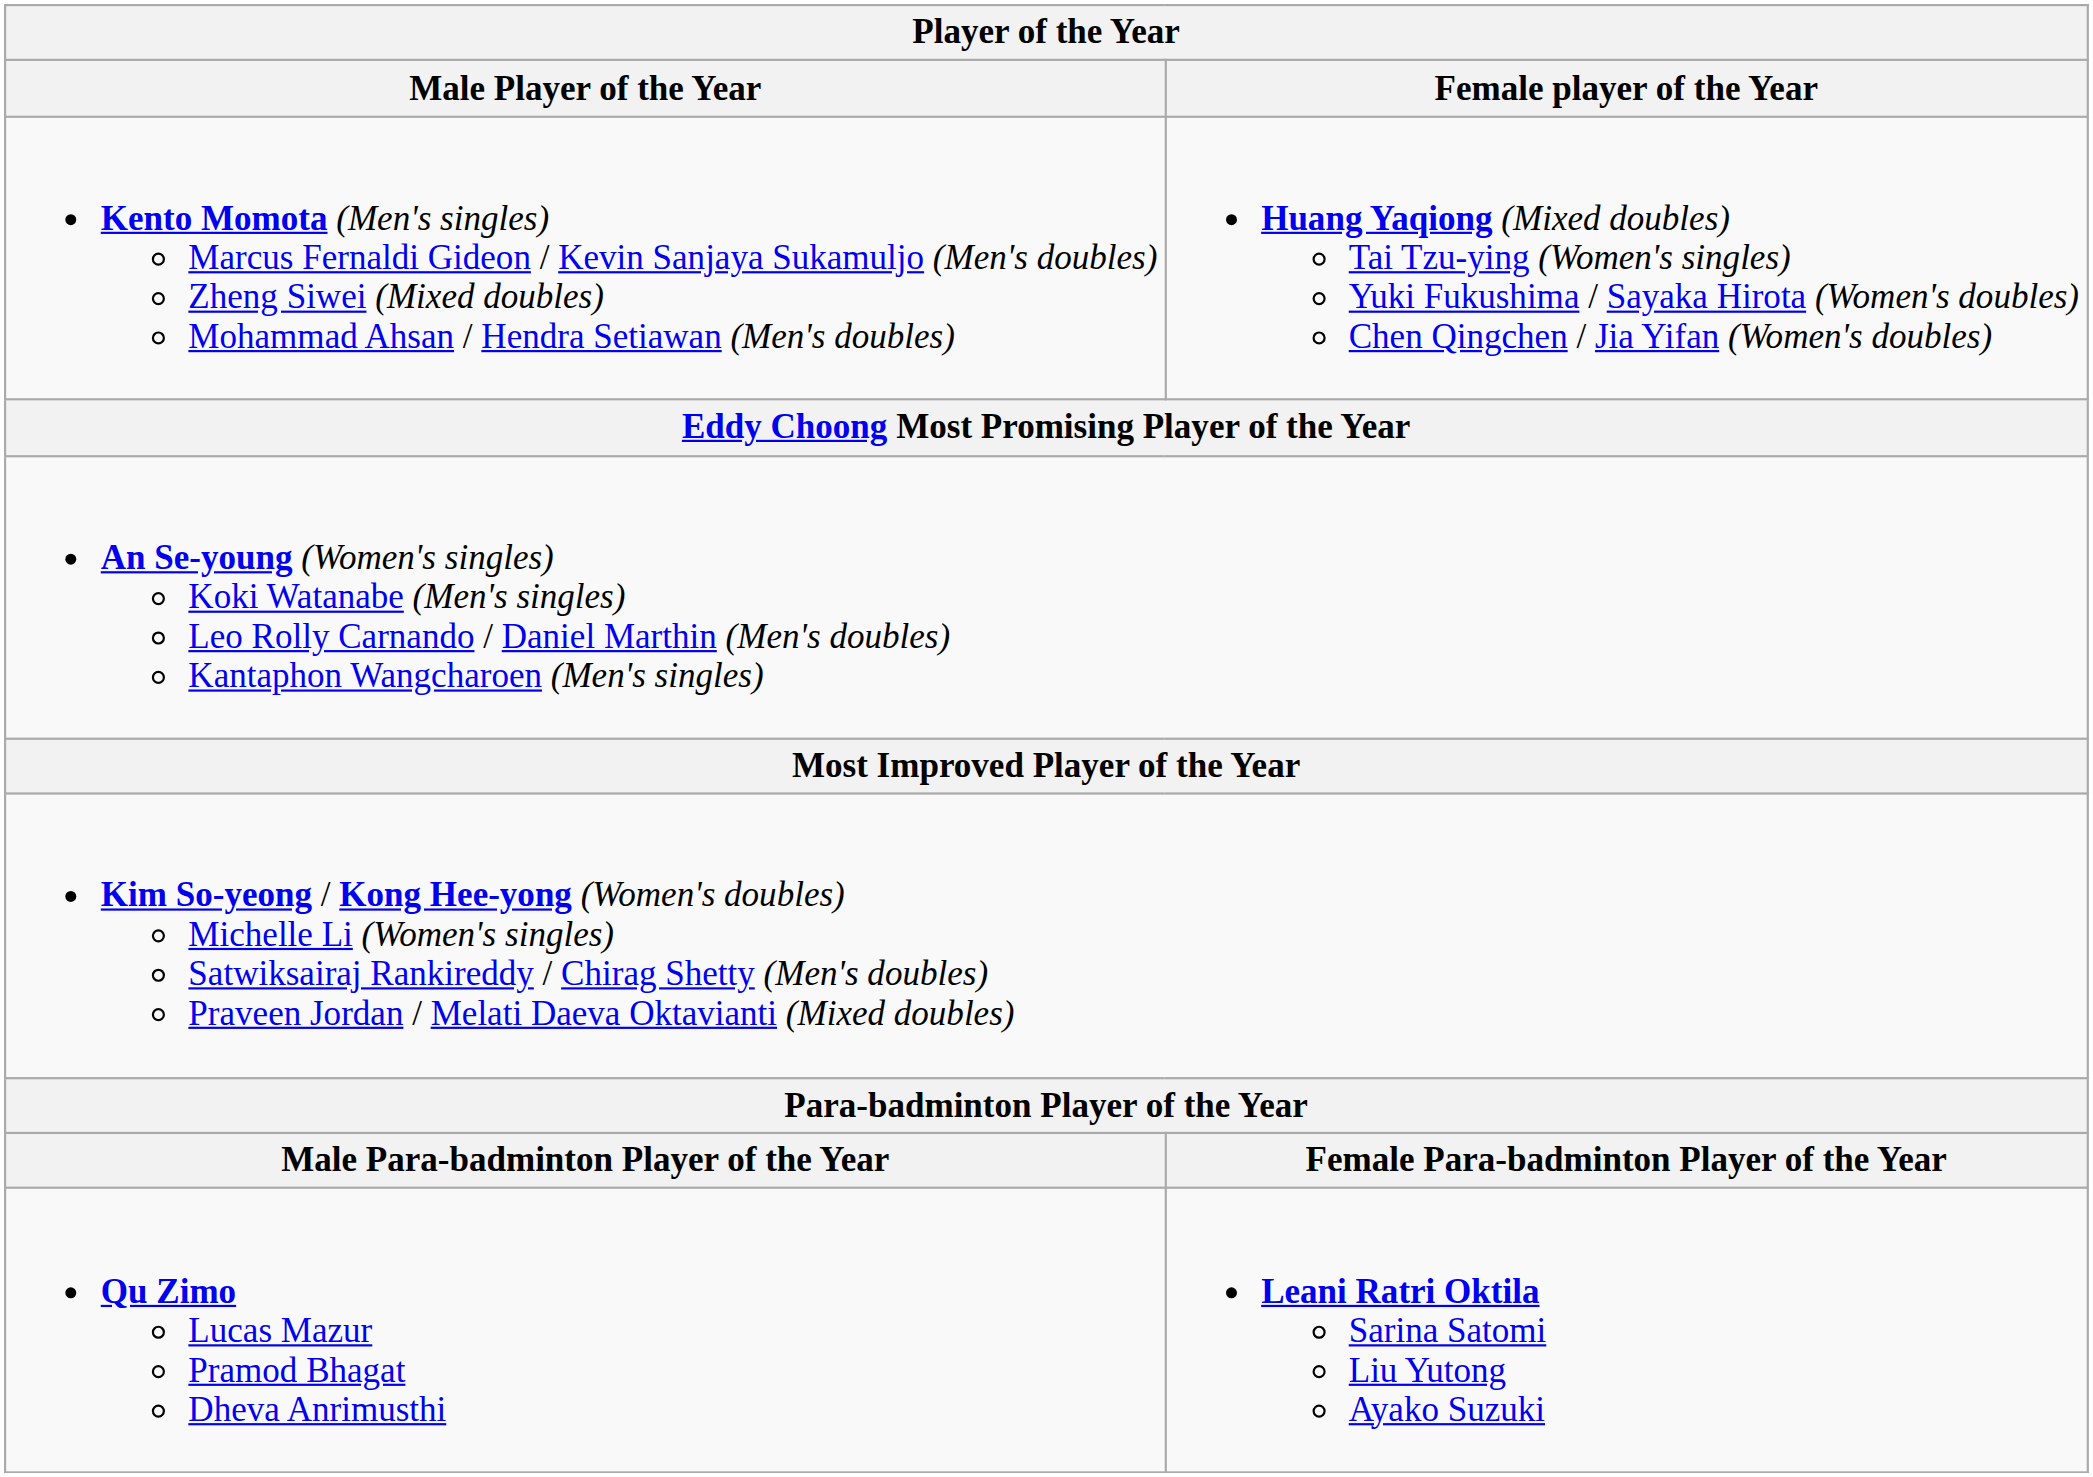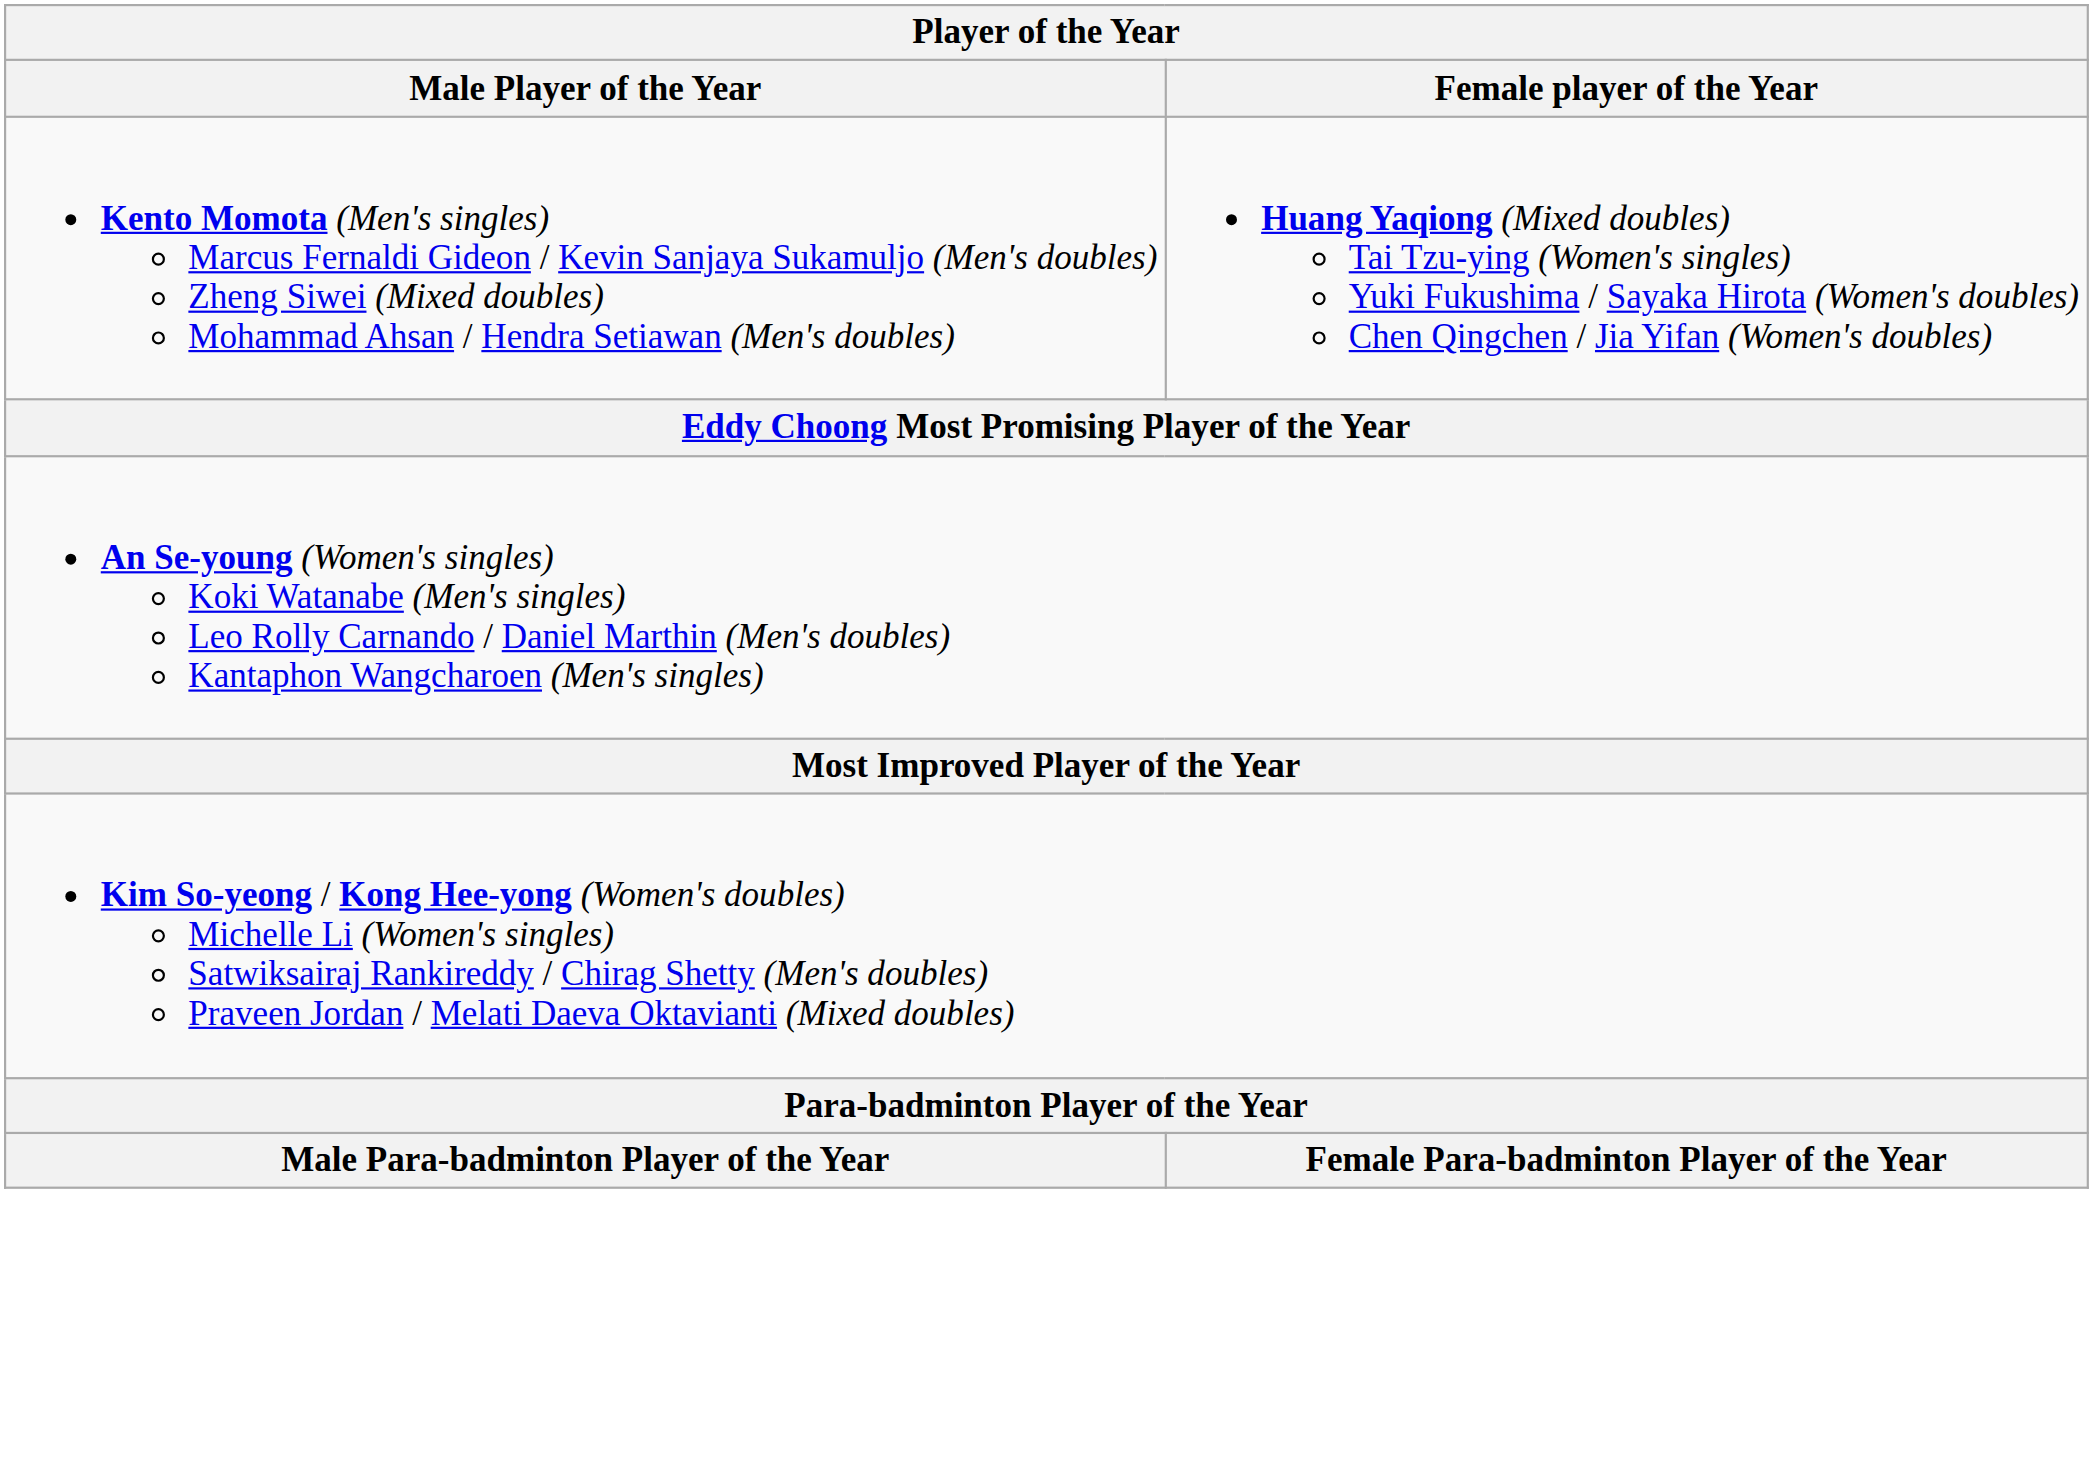- row: (585, 1350)
